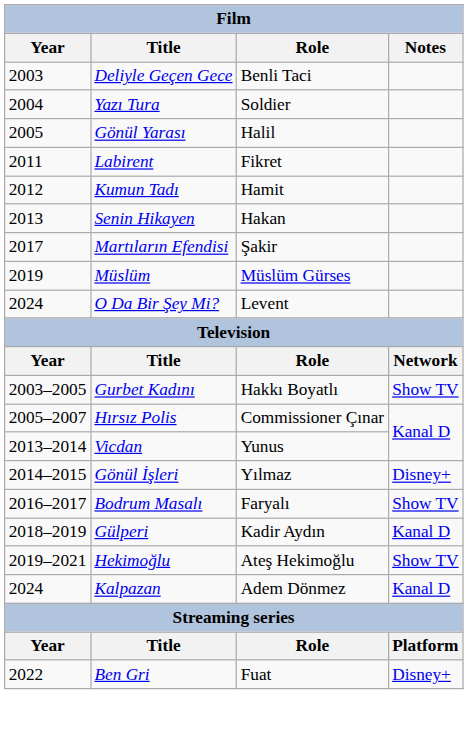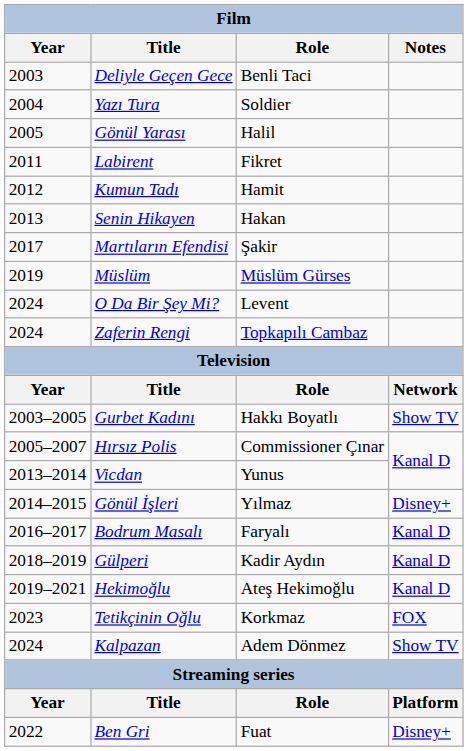+ row: (142, 332)
(425, 503) Show TV -> (421, 532) Kanal D
(425, 560) Show TV -> (421, 589) Kanal D
+ row: (148, 617)
(421, 589) Kanal D -> (425, 646) Show TV
